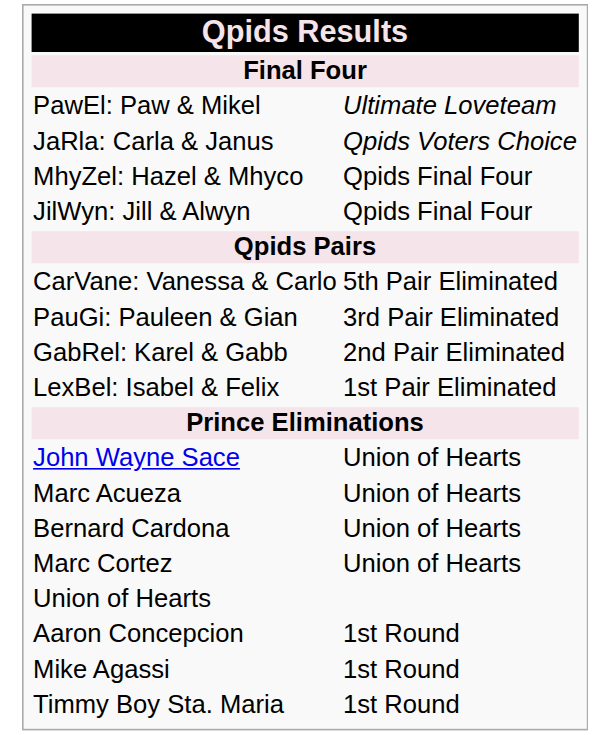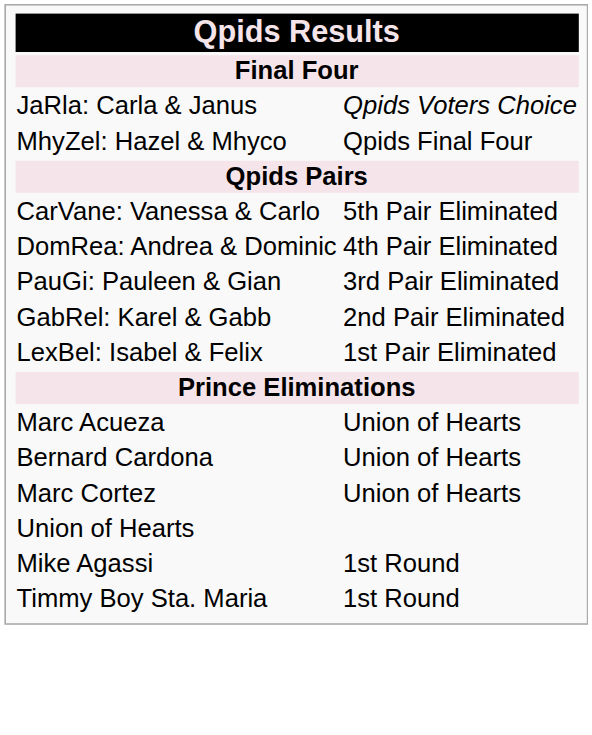- row: (147, 106)
- row: (142, 212)
+ row: (177, 247)
- row: (137, 458)
- row: (138, 634)
